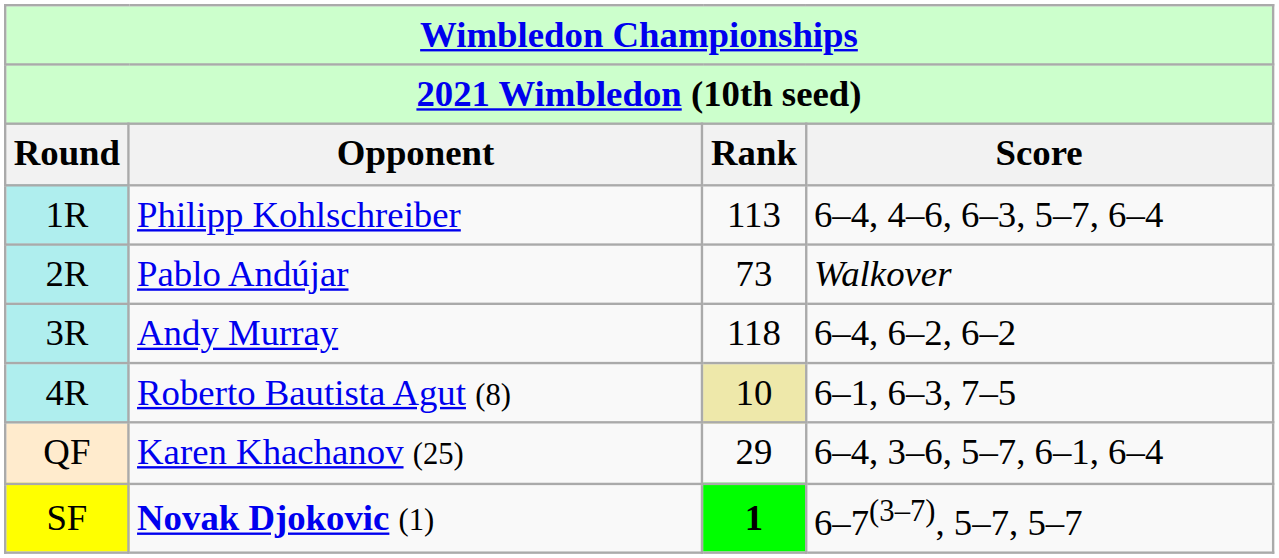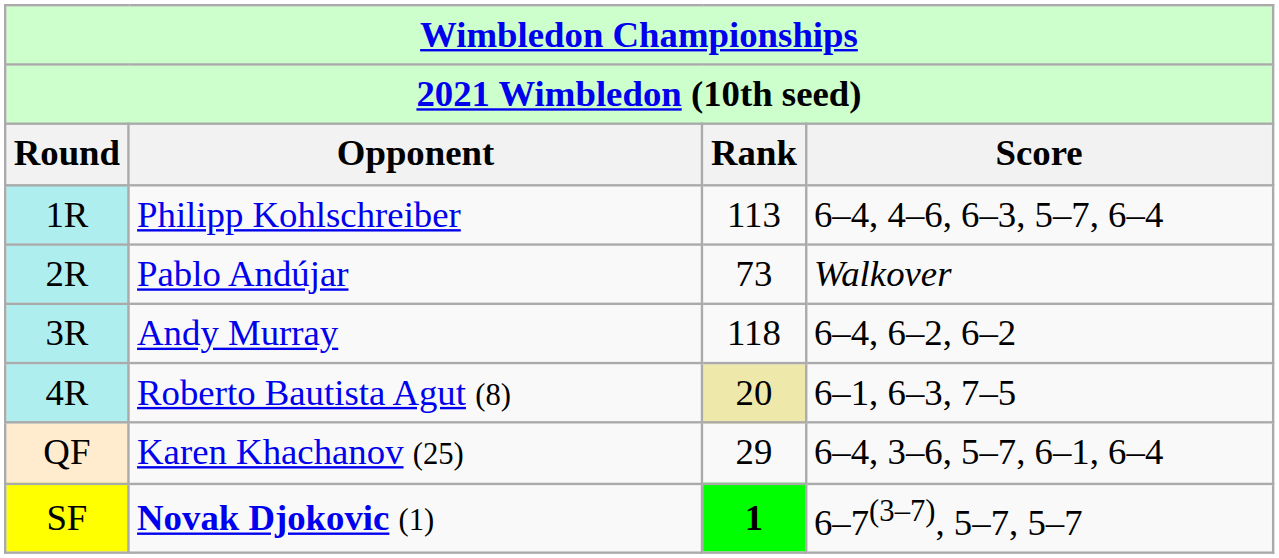(754, 392) 10 -> (754, 392) 20
